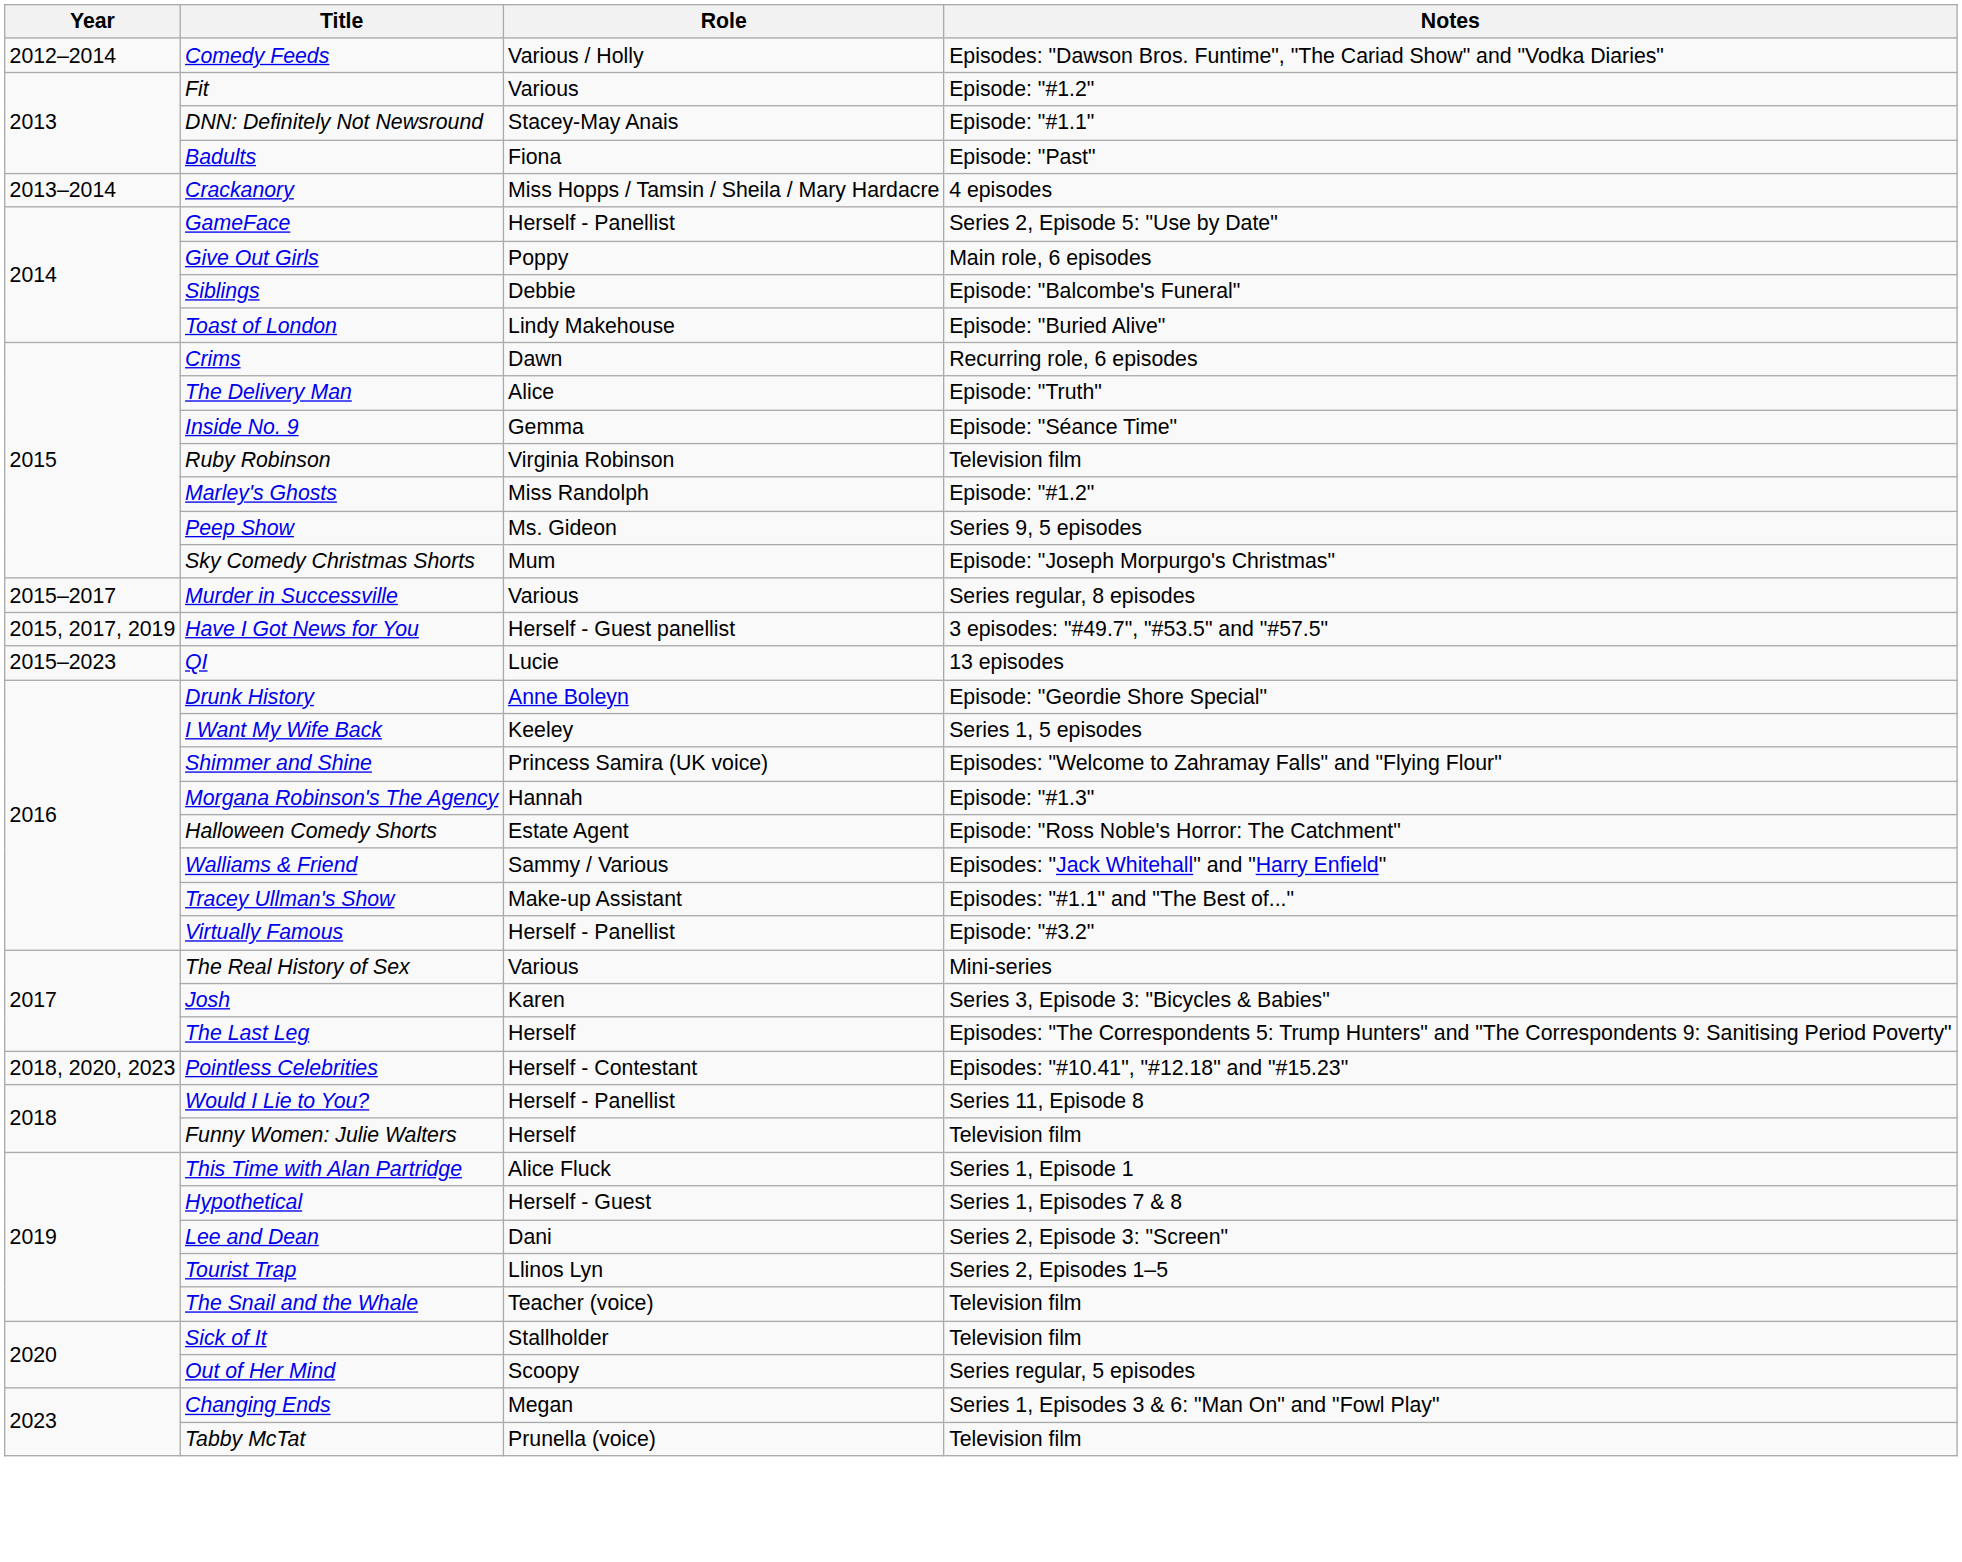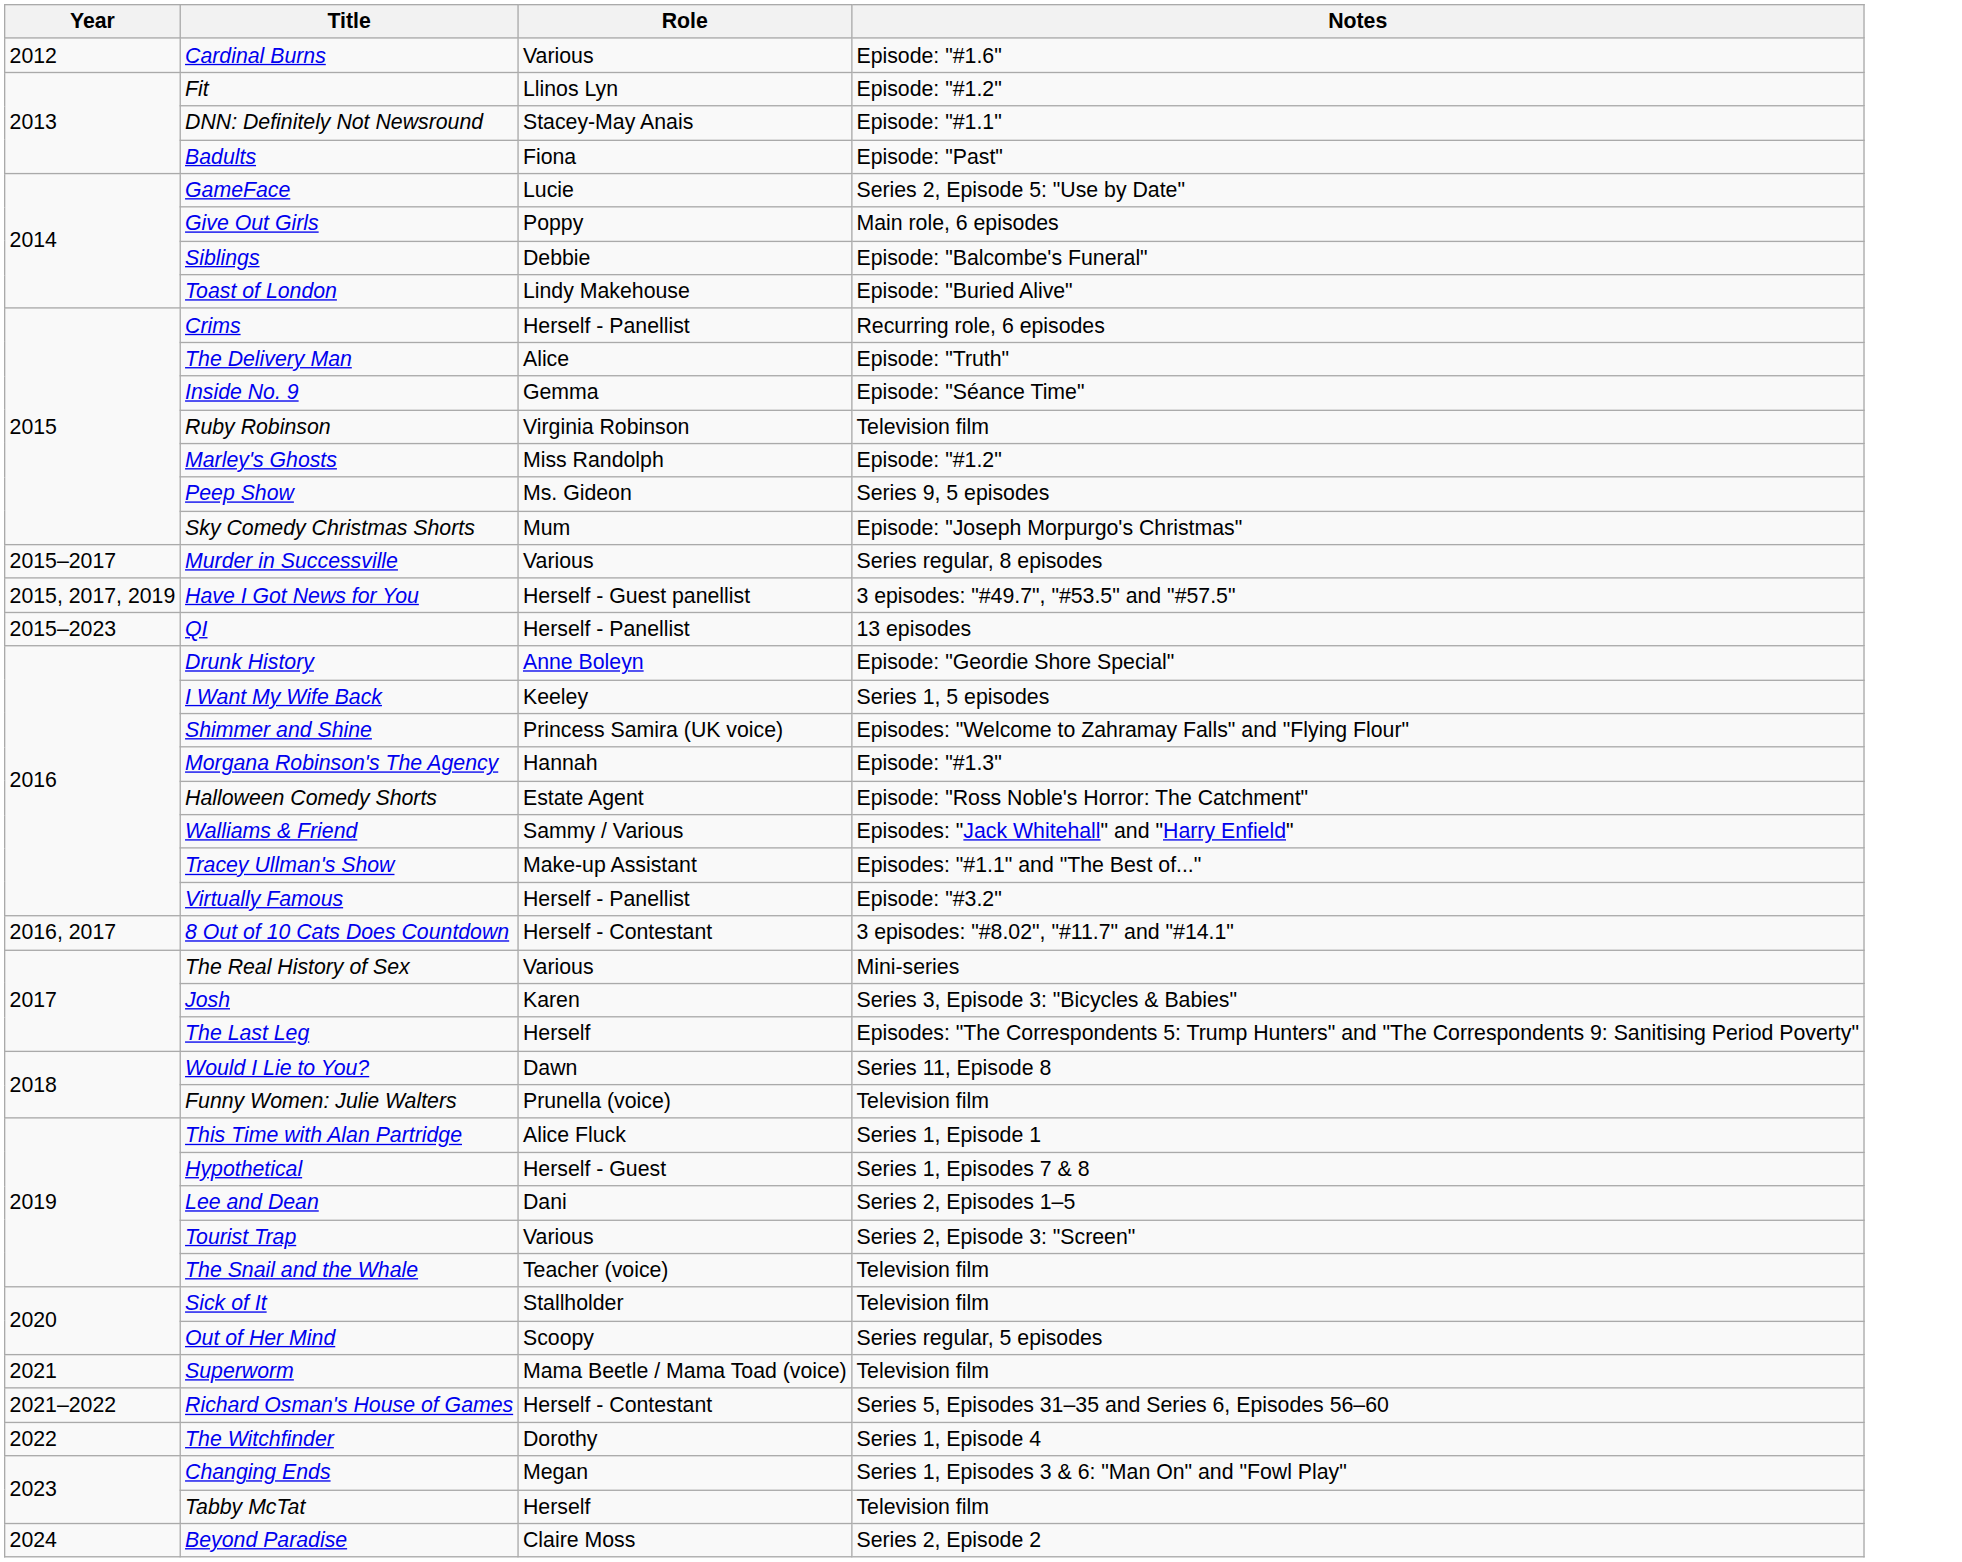+ row: (255, 55)
- row: (257, 55)
(543, 88) Various -> (570, 88) Llinos Lyn
- row: (239, 190)
(591, 223) Herself - Panellist -> (548, 190) Lucie
(535, 358) Dawn -> (606, 325) Herself - Panellist
(533, 662) Lucie -> (606, 628) Herself - Panellist
+ row: (347, 932)
- row: (281, 1067)
(591, 1101) Herself - Panellist -> (550, 1067) Dawn
(542, 1135) Herself -> (597, 1101) Prunella (voice)
(1089, 1236) Series 2, Episode 3: "Screen" -> (966, 1202) Series 2, Episodes 1–5
(556, 1270) Llinos Lyn -> (558, 1236) Various
(1059, 1270) Series 2, Episodes 1–5 -> (996, 1236) Series 2, Episode 3: "Screen"
+ row: (239, 1371)
+ row: (349, 1405)
+ row: (259, 1438)
(582, 1438) Prunella (voice) -> (557, 1506) Herself
+ row: (266, 1540)
